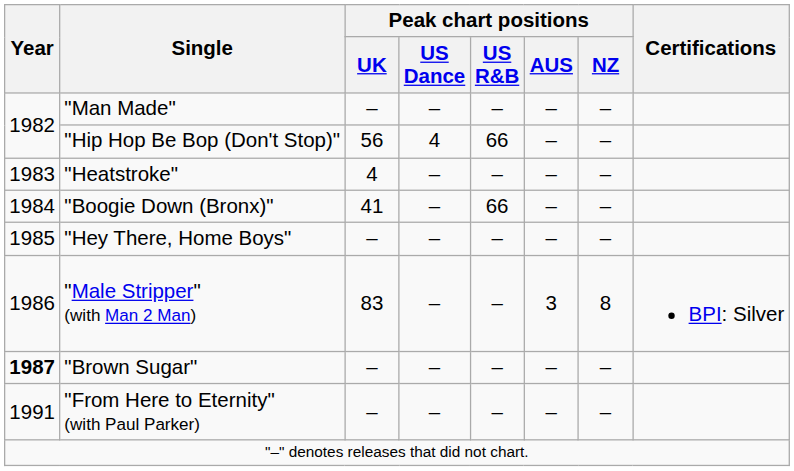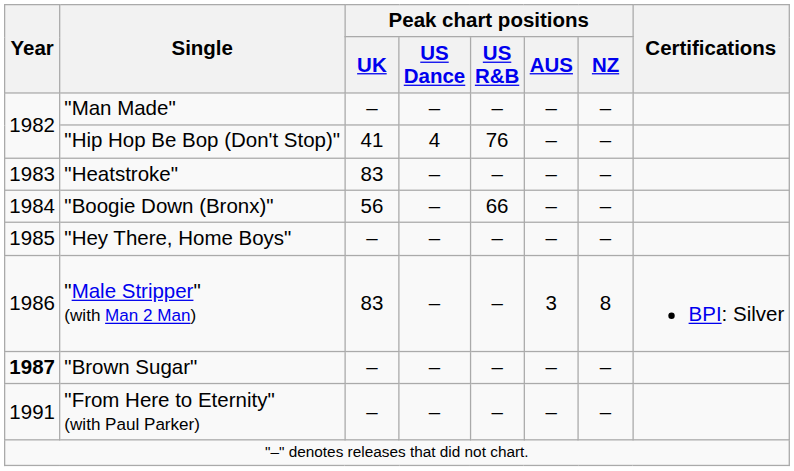(372, 141) 56 -> (372, 141) 41
(497, 141) 66 -> (497, 141) 76
(372, 173) 4 -> (372, 173) 83
(372, 206) 41 -> (372, 206) 56
